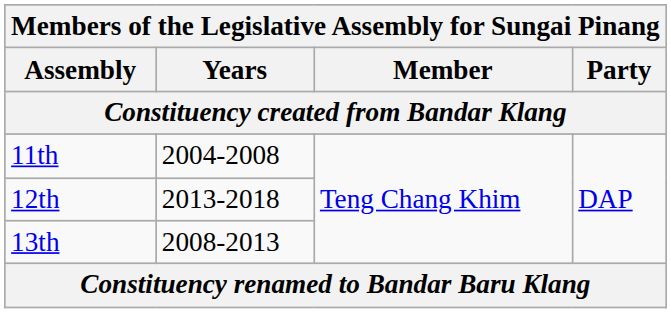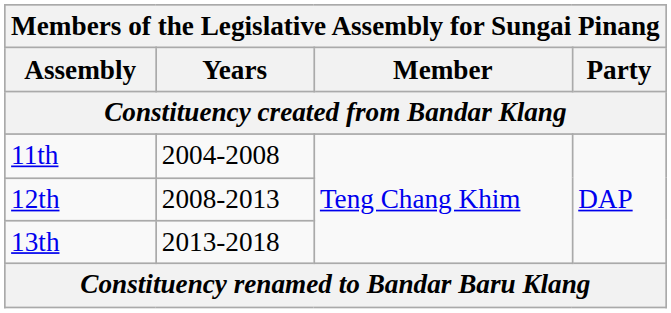(221, 198) 2013-2018 -> (221, 198) 2008-2013
(221, 241) 2008-2013 -> (221, 241) 2013-2018
